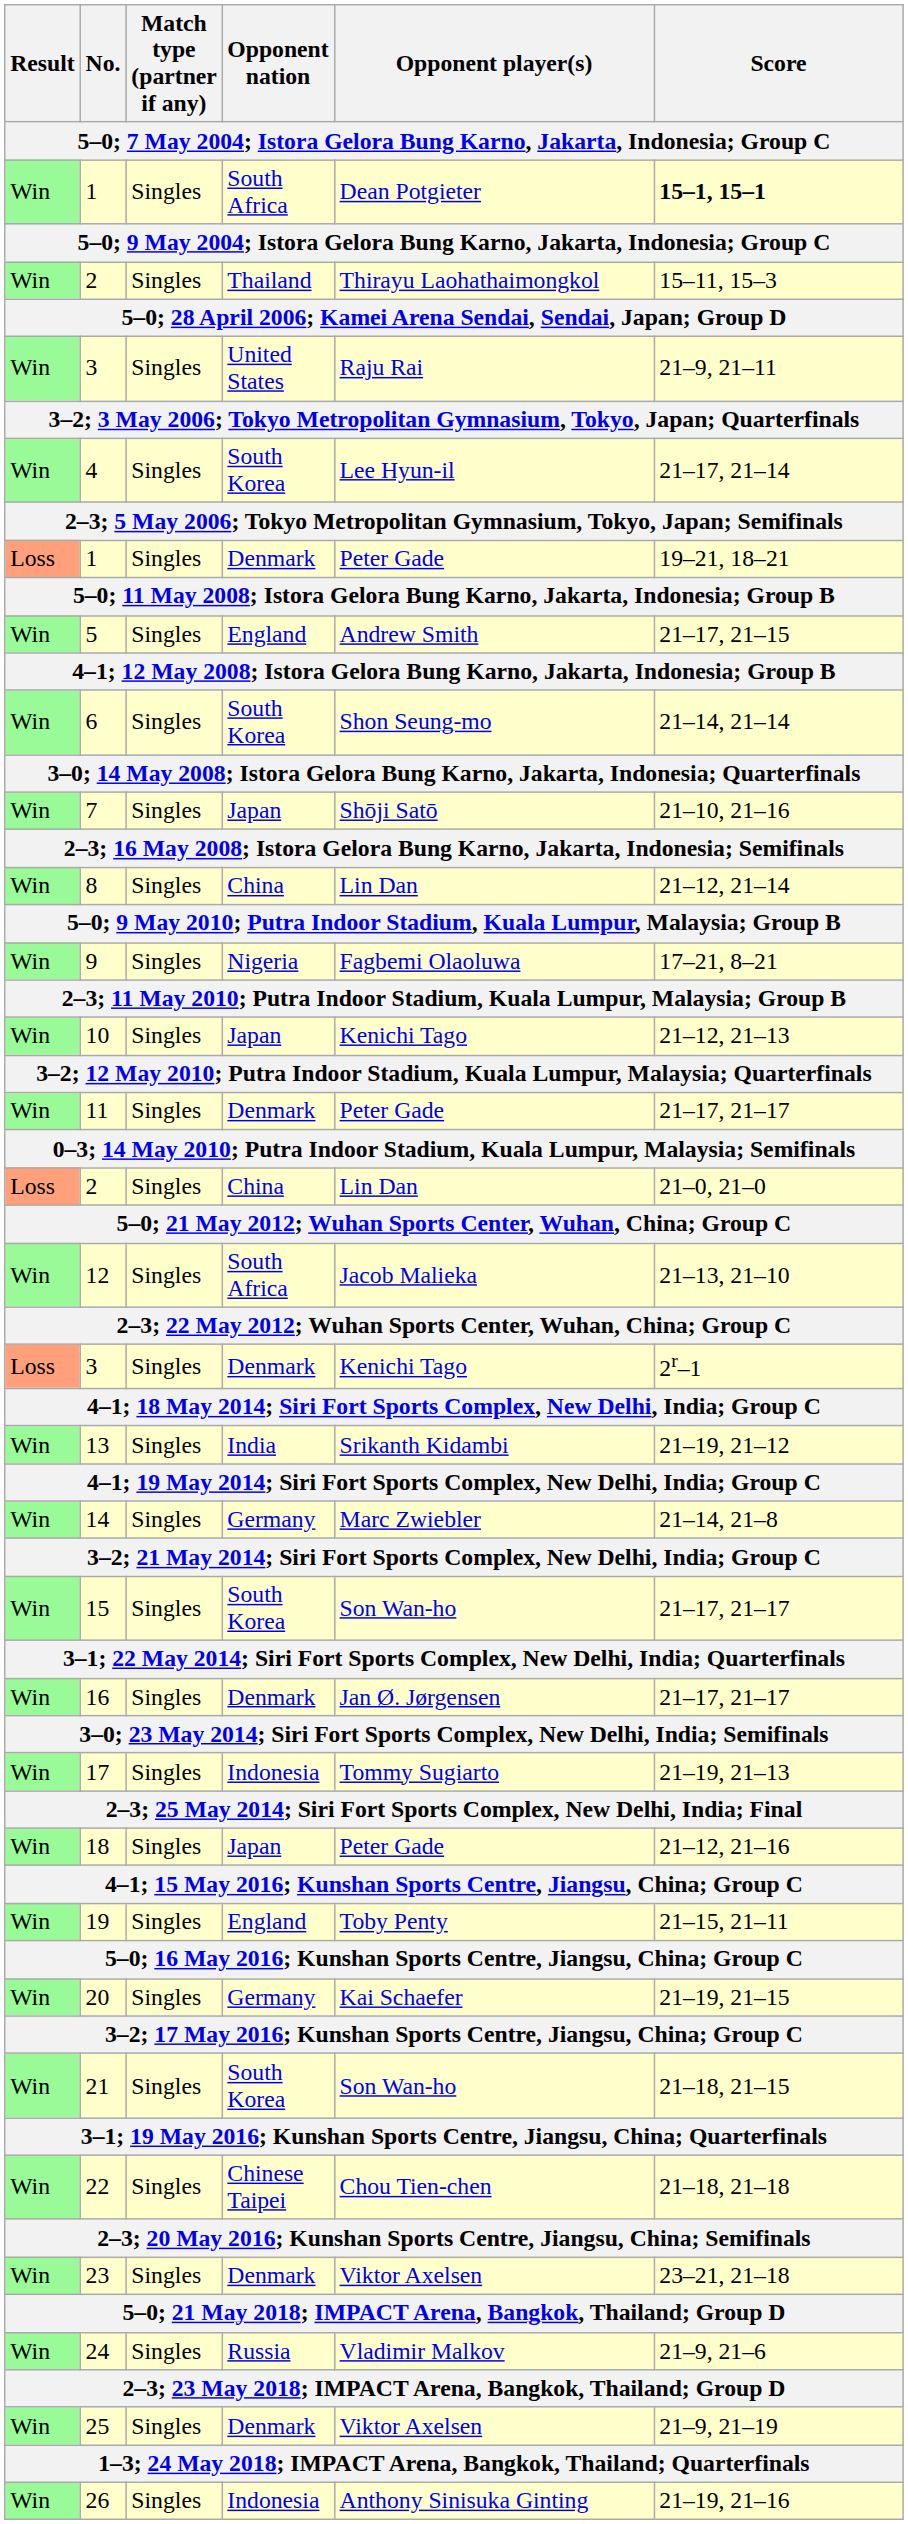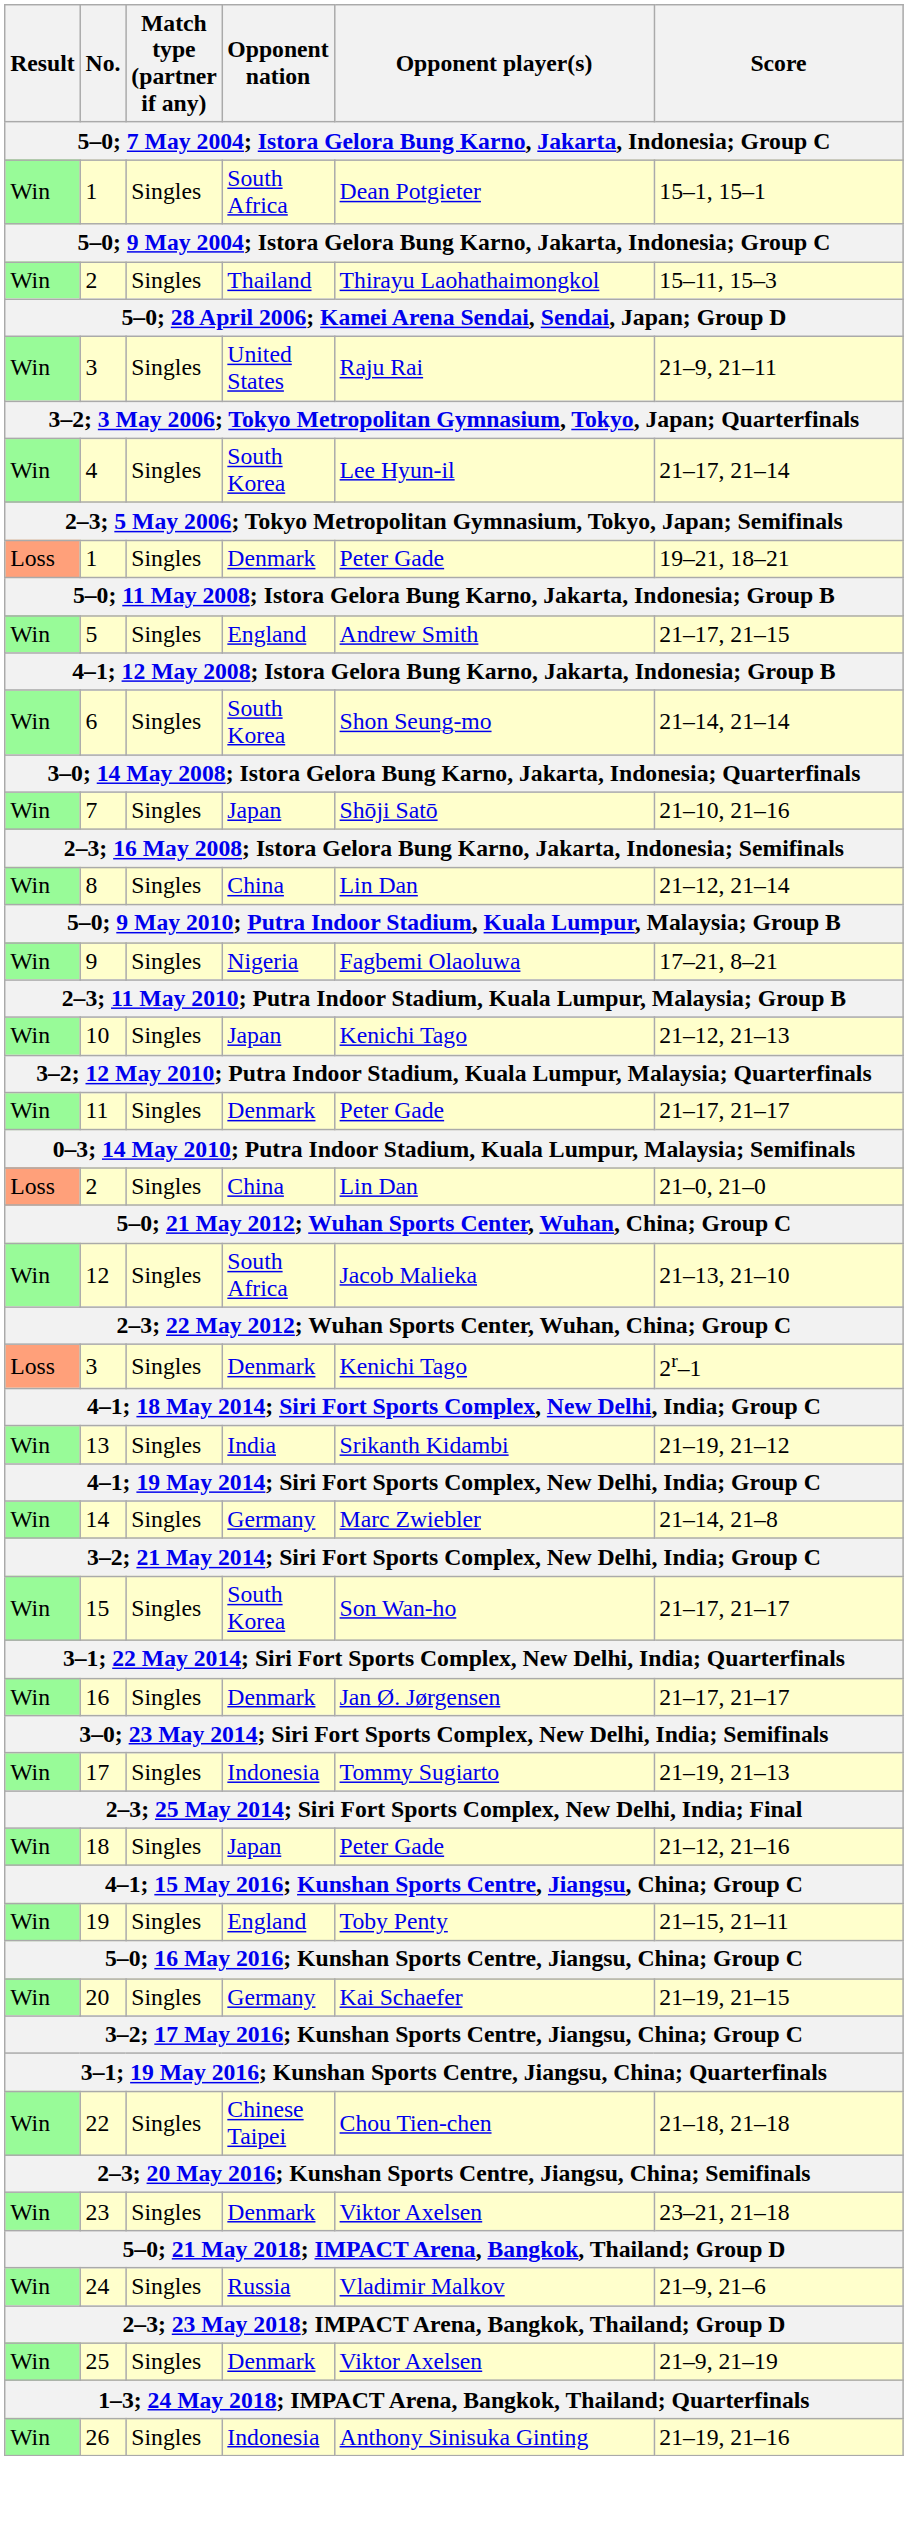(713, 191) bold -> (713, 191) normal
- row: (97, 2085)
